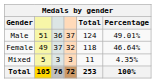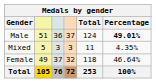(127, 35) normal -> (127, 35) bold
rows swapped: (20, 48) <-> (20, 60)
